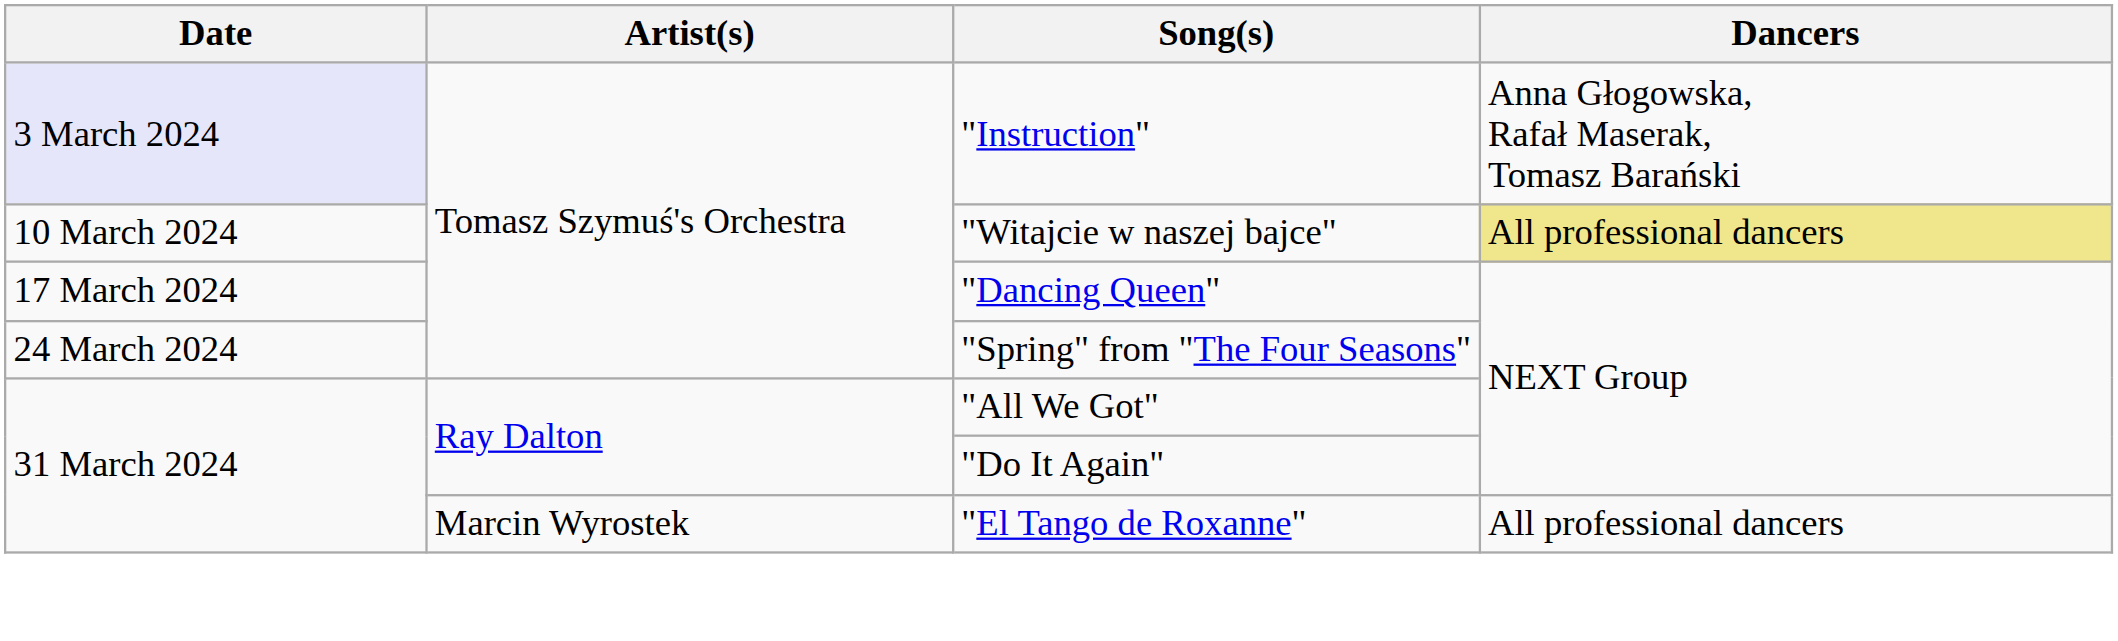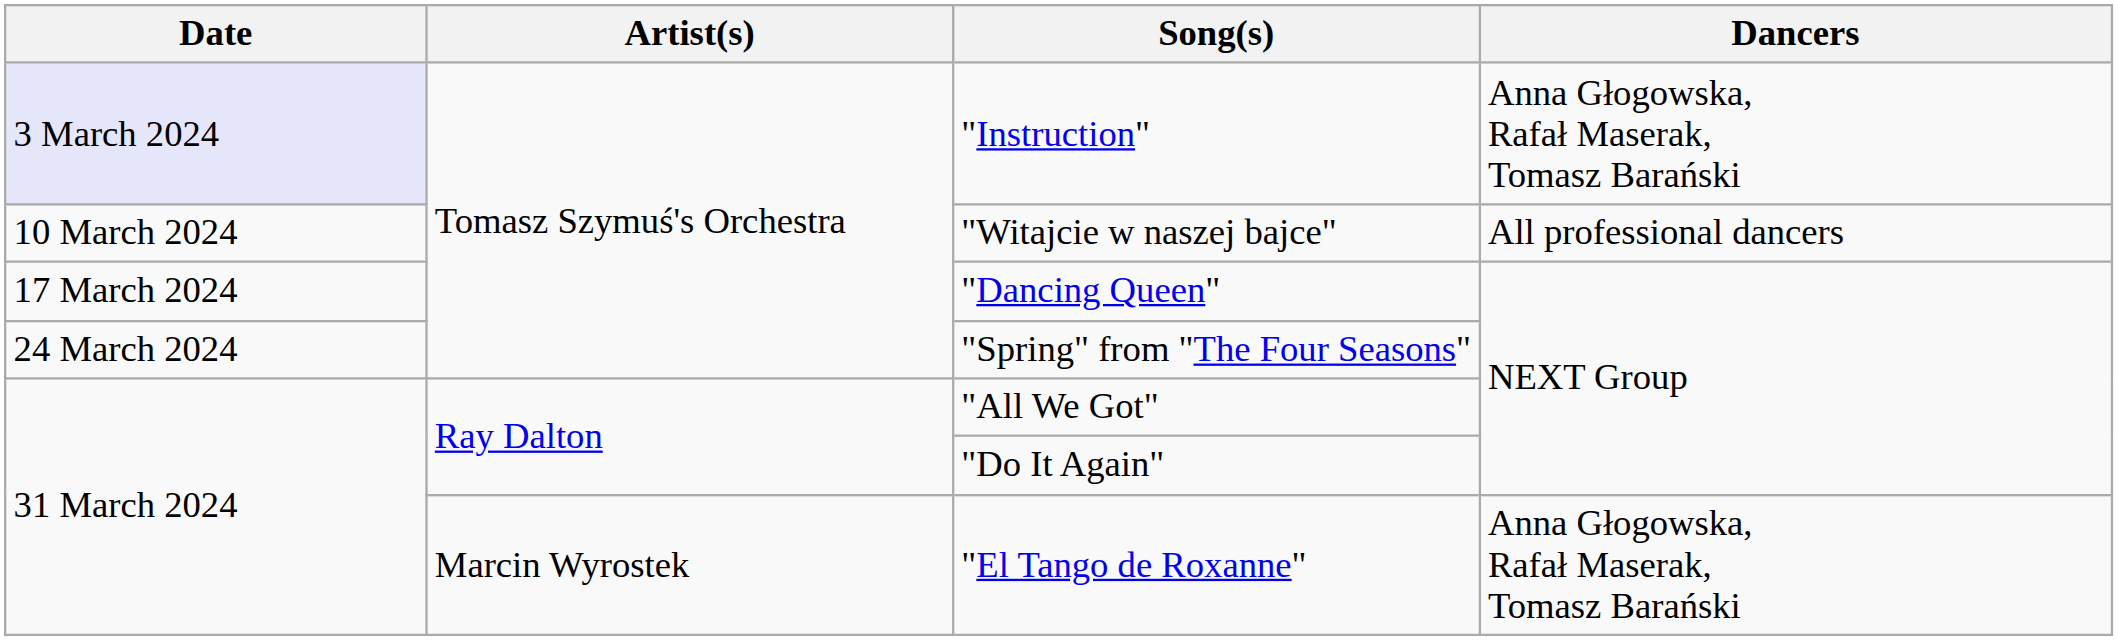(1666, 232) khaki background -> (1666, 232) no background
(1666, 522) All professional dancers -> (1620, 563) Anna Głogowska, Rafał Maserak, Tomasz Barański
